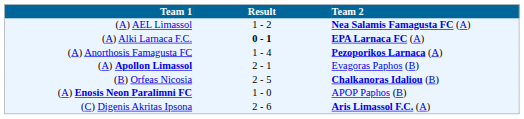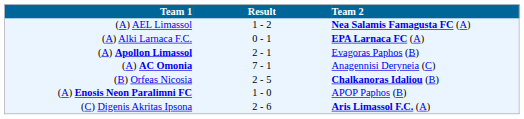(262, 38) bold -> (262, 38) normal
- row: (130, 52)
+ row: (157, 66)
